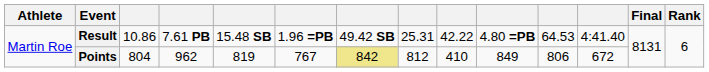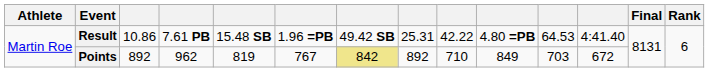(139, 57) 804 -> (139, 57) 892
(418, 57) 812 -> (418, 57) 892
(457, 57) 410 -> (457, 57) 710
(558, 57) 806 -> (558, 57) 703
